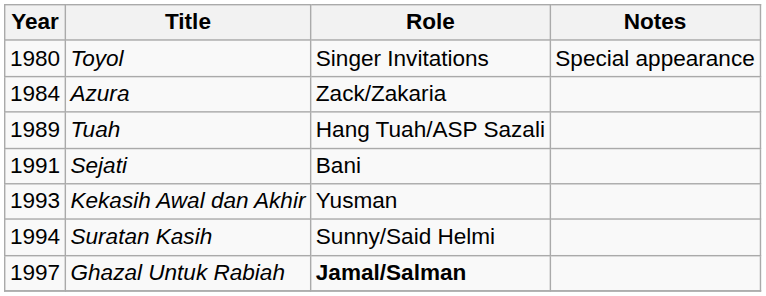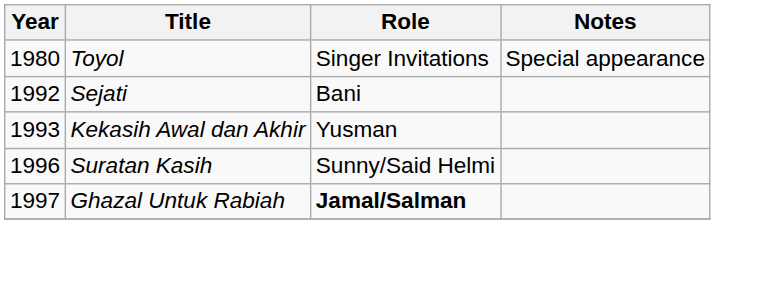- row: (100, 93)
- row: (95, 129)
(35, 165) 1991 -> (35, 93) 1992
(35, 237) 1994 -> (35, 165) 1996
